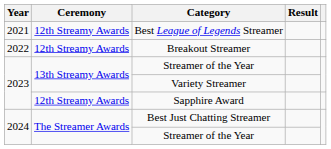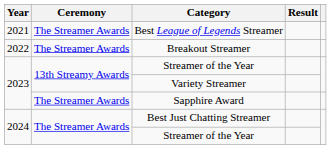(82, 30) 12th Streamy Awards -> (82, 30) The Streamer Awards
(82, 48) 12th Streamy Awards -> (82, 48) The Streamer Awards
(82, 100) 12th Streamy Awards -> (82, 100) The Streamer Awards
